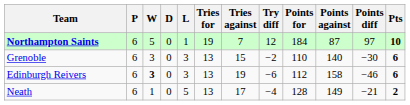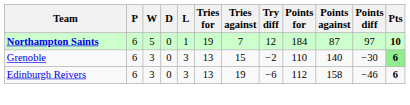(395, 58) no background -> (395, 58) lightgreen background
(152, 74) bold -> (152, 74) normal
- row: (19, 91)
